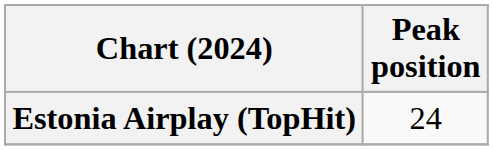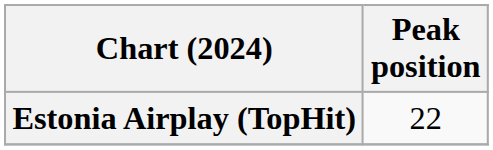(426, 117) 24 -> (426, 117) 22
